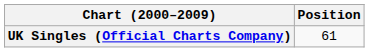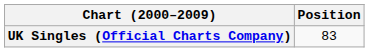(329, 37) 61 -> (329, 37) 83
